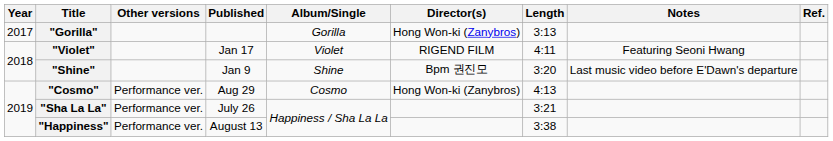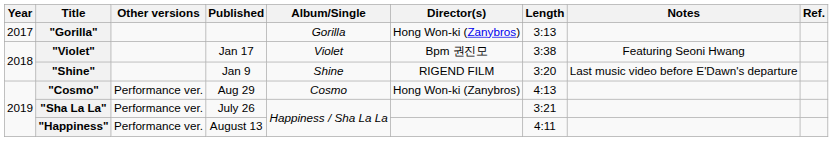(457, 50) RIGEND FILM -> (457, 51) Bpm 권진모
(545, 50) 4:11 -> (545, 51) 3:38
(457, 70) Bpm 권진모 -> (457, 71) RIGEND FILM
(545, 127) 3:38 -> (545, 127) 4:11
